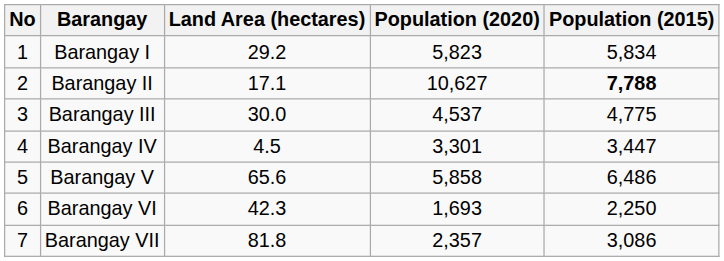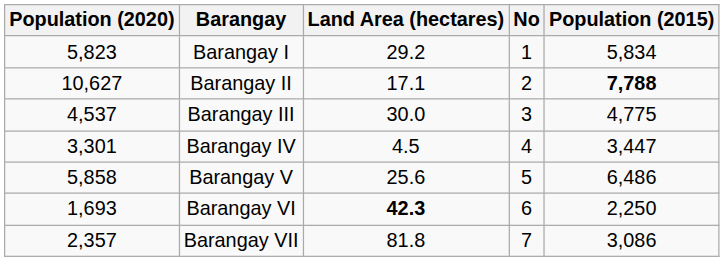columns swapped: (22, 20) <-> (457, 20)
(267, 177) 65.6 -> (406, 177) 25.6
(267, 209) normal -> (406, 209) bold
